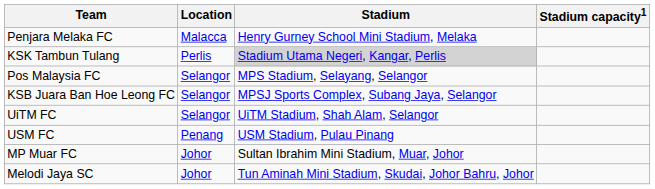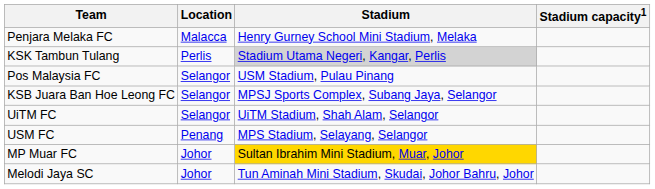(333, 76) MPS Stadium, Selayang, Selangor -> (316, 76) USM Stadium, Pulau Pinang
(316, 134) USM Stadium, Pulau Pinang -> (333, 134) MPS Stadium, Selayang, Selangor
(351, 154) no background -> (351, 154) gold background
